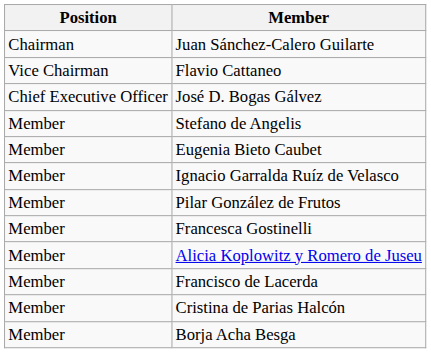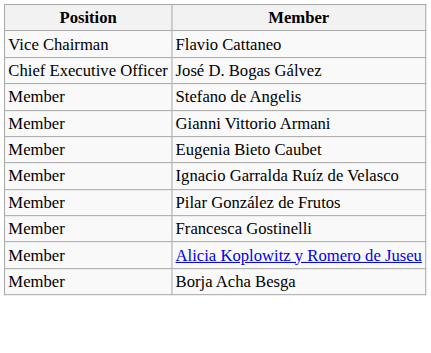- row: (275, 44)
+ row: (253, 123)
- row: (247, 281)
- row: (260, 307)
